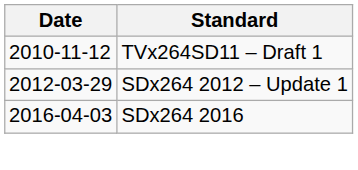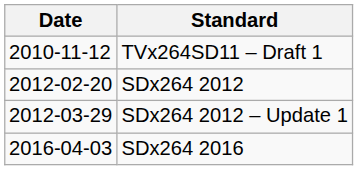+ row: (183, 84)
